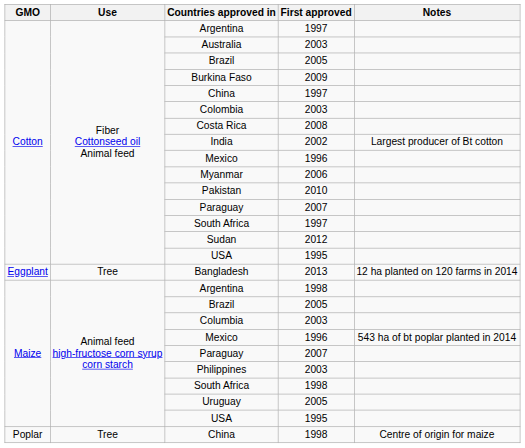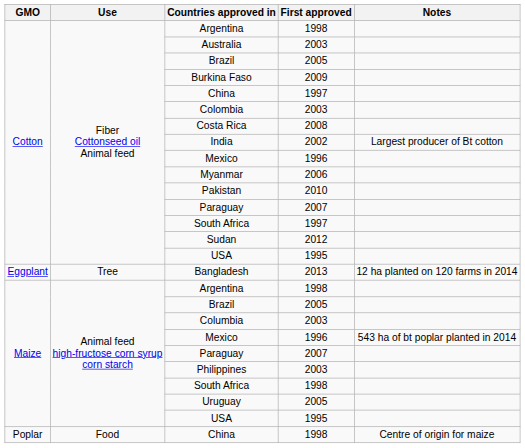(316, 28) 1997 -> (316, 28) 1998
(108, 434) Tree -> (108, 434) Food
